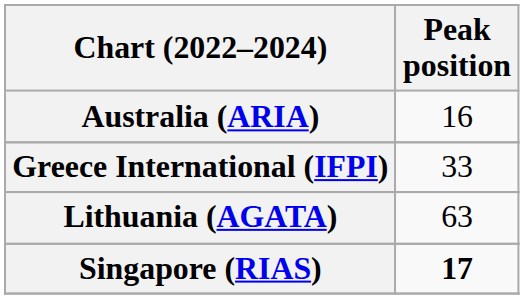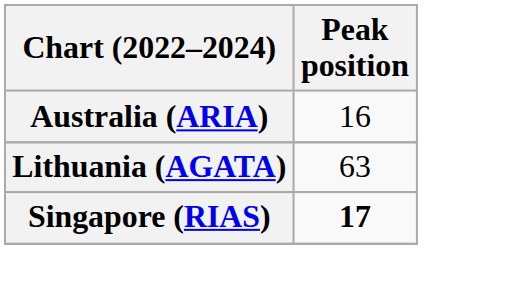- row: (200, 166)
